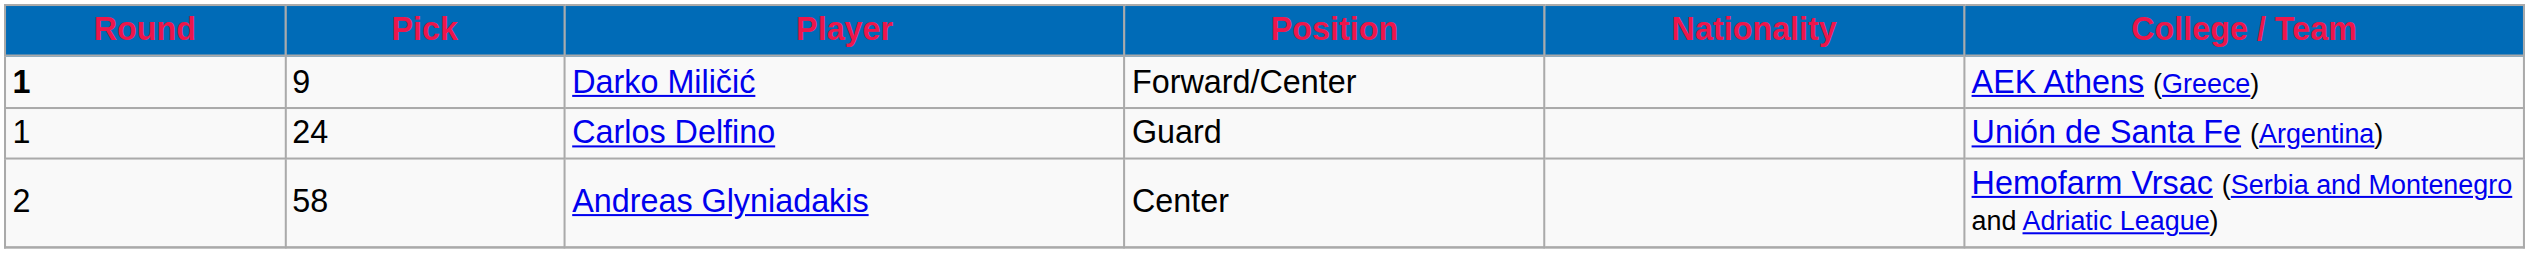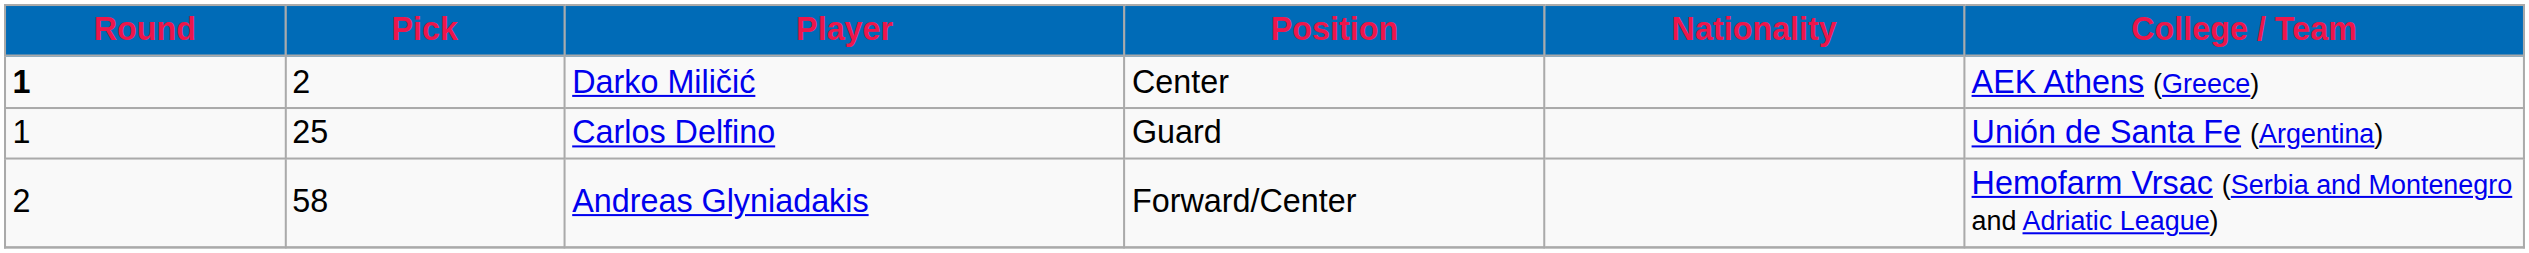(301, 81) 9 -> (301, 81) 2
(1244, 81) Forward/Center -> (1180, 81) Center
(310, 132) 24 -> (310, 132) 25
(1180, 202) Center -> (1244, 202) Forward/Center
